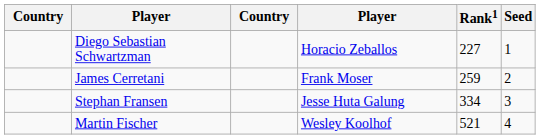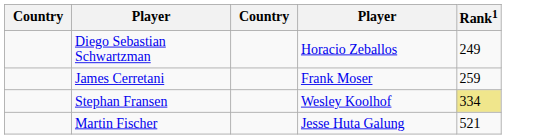- column: (518, 17)
(470, 49) 227 -> (470, 49) 249
(353, 101) Jesse Huta Galung -> (346, 101) Wesley Koolhof
(470, 101) no background -> (470, 101) khaki background
(346, 123) Wesley Koolhof -> (353, 123) Jesse Huta Galung
